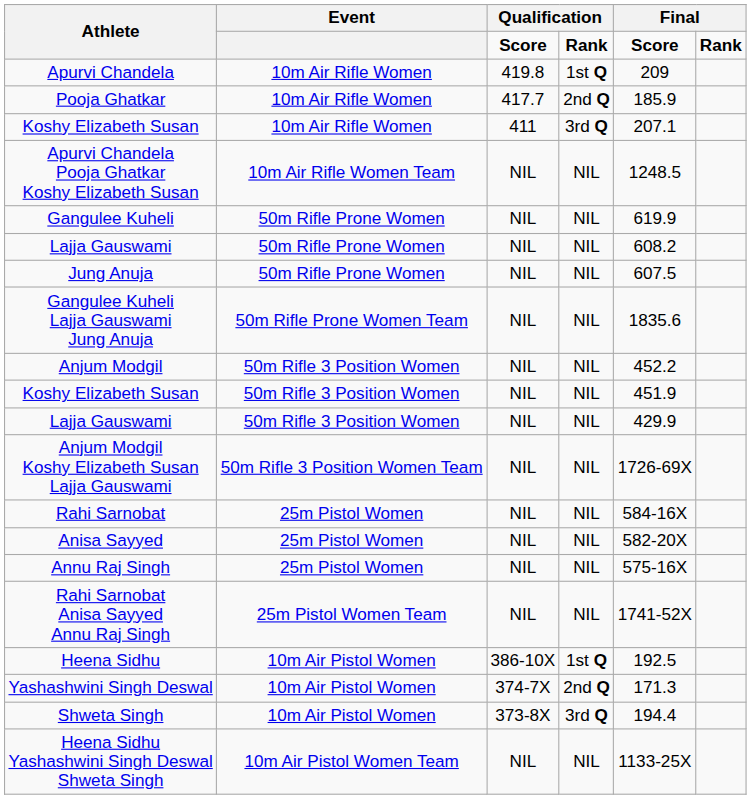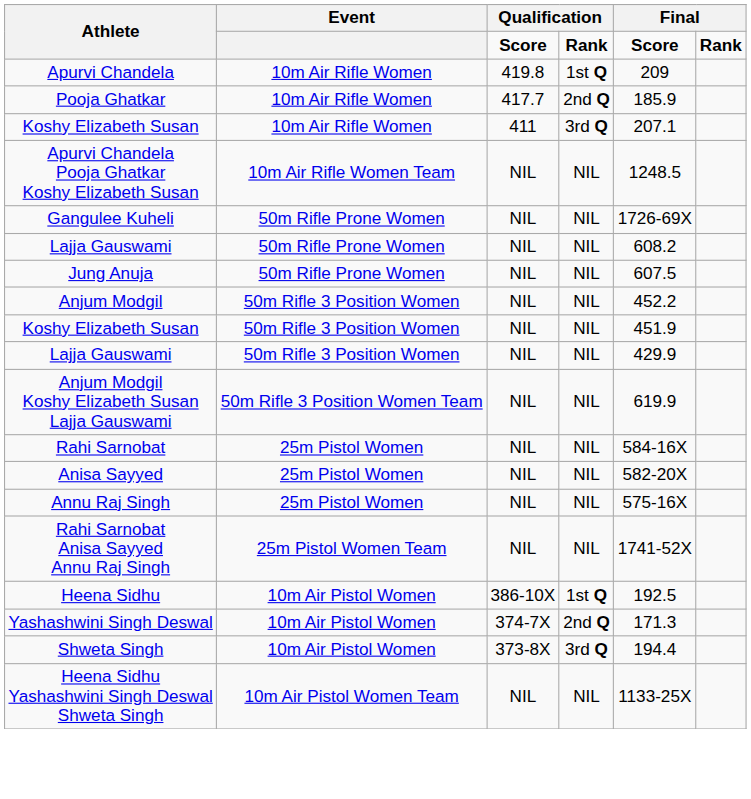(655, 219) 619.9 -> (655, 219) 1726-69X
- row: (111, 320)
(655, 467) 1726-69X -> (655, 401) 619.9
